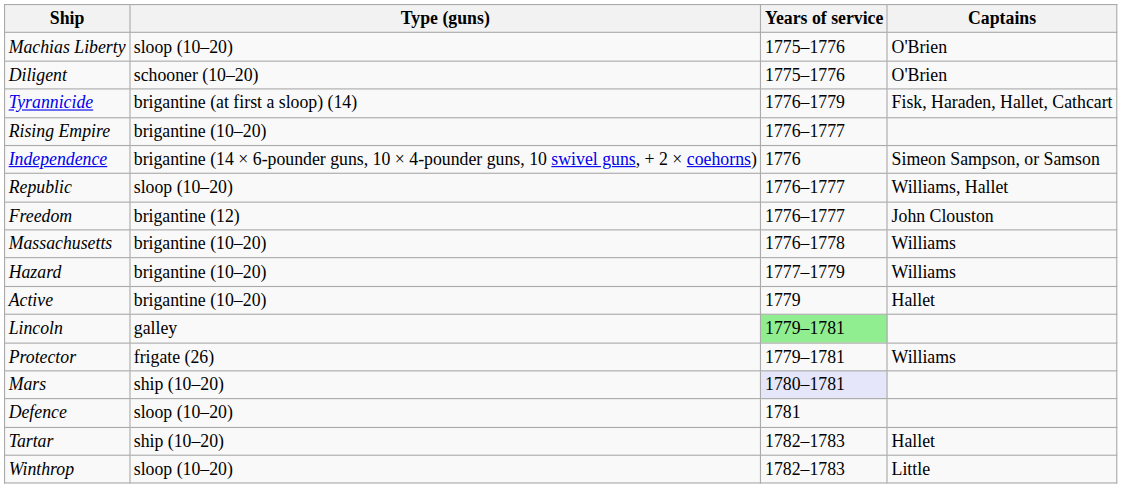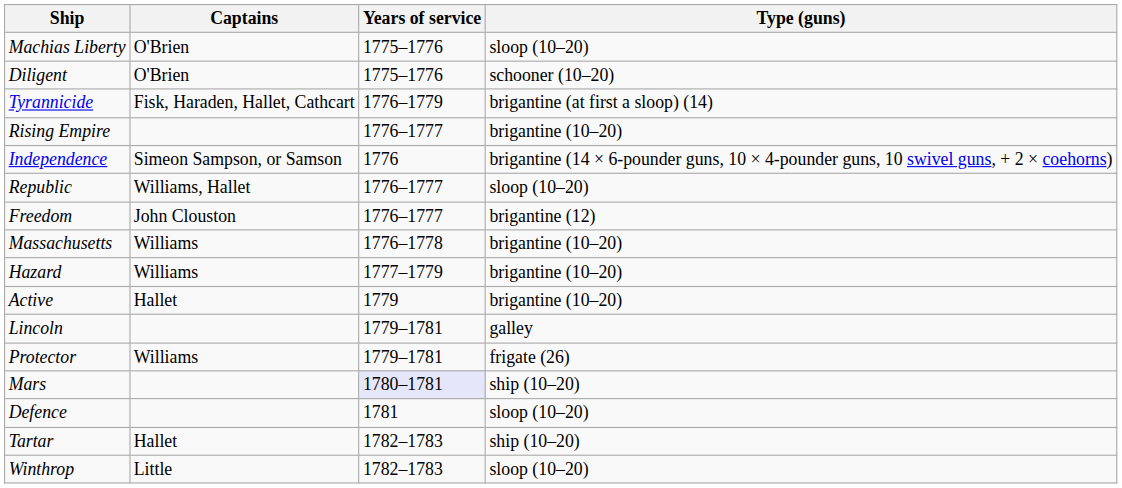columns swapped: (445, 18) <-> (1002, 18)
(805, 328) lightgreen background -> (403, 328) no background
